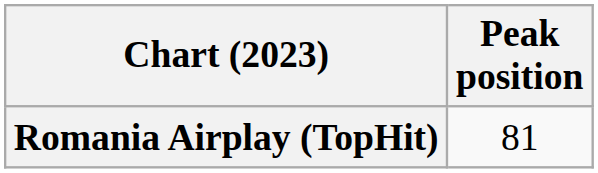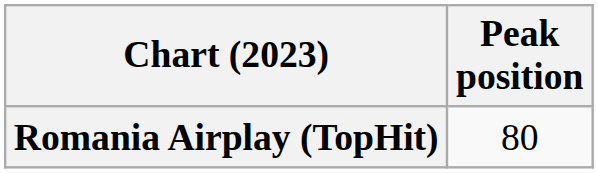(520, 136) 81 -> (520, 136) 80
